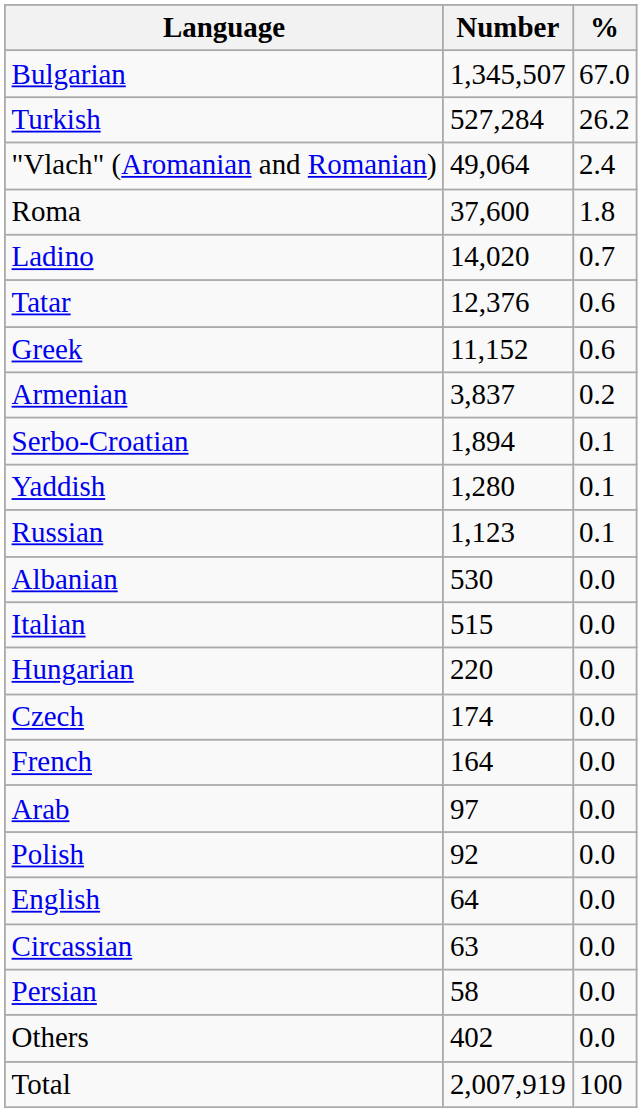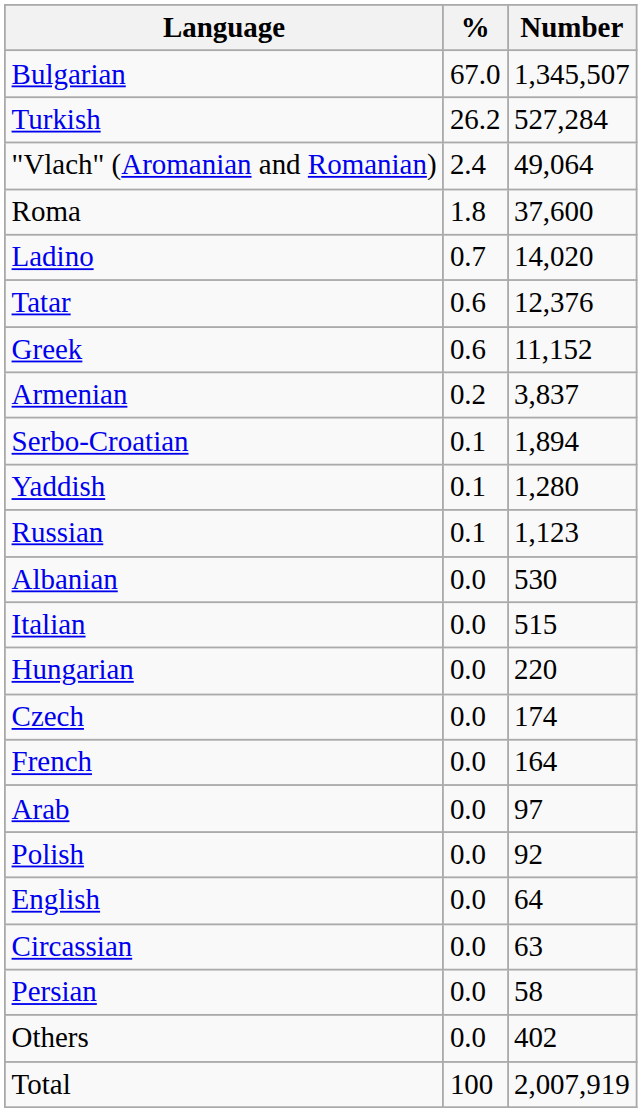columns swapped: (508, 27) <-> (604, 27)
